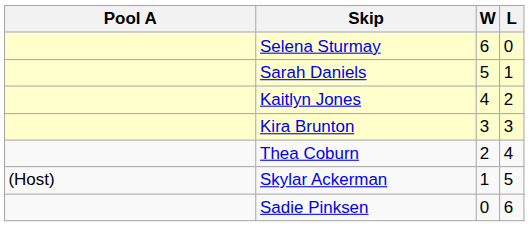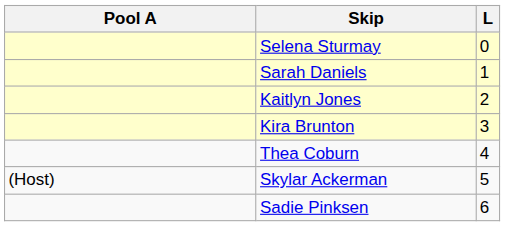- column: (488, 18)
